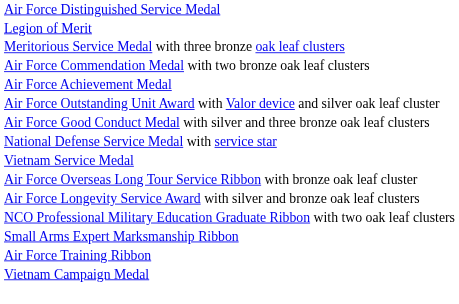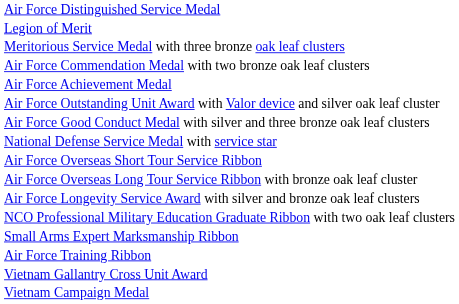- row: (69, 160)
+ row: (133, 160)
+ row: (106, 274)
